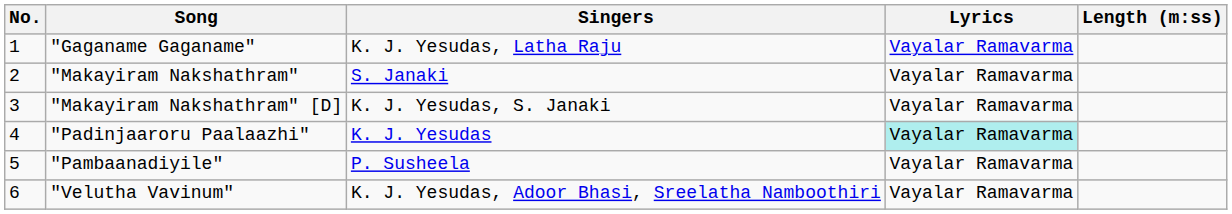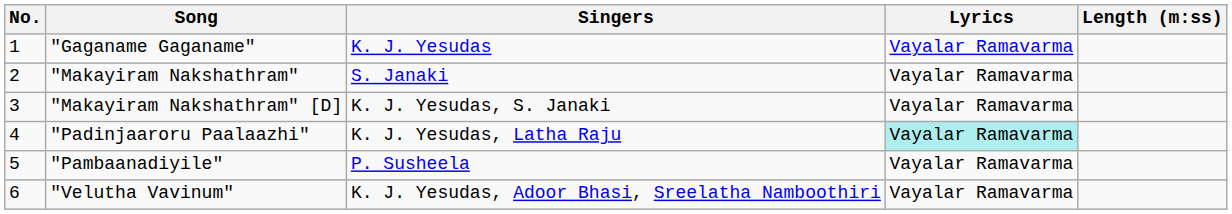(486, 49) K. J. Yesudas, Latha Raju -> (421, 49) K. J. Yesudas
(421, 136) K. J. Yesudas -> (486, 136) K. J. Yesudas, Latha Raju
